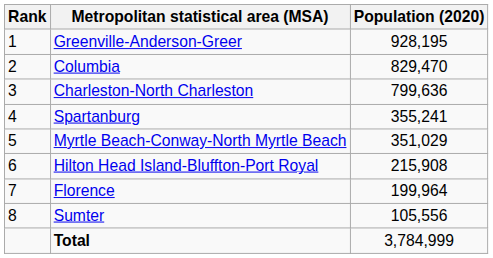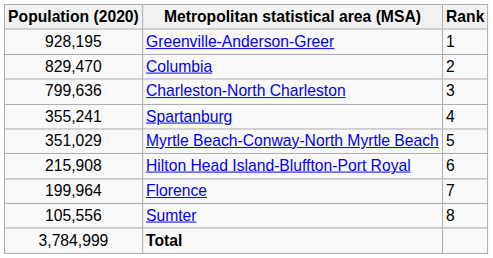columns swapped: (27, 16) <-> (419, 16)
